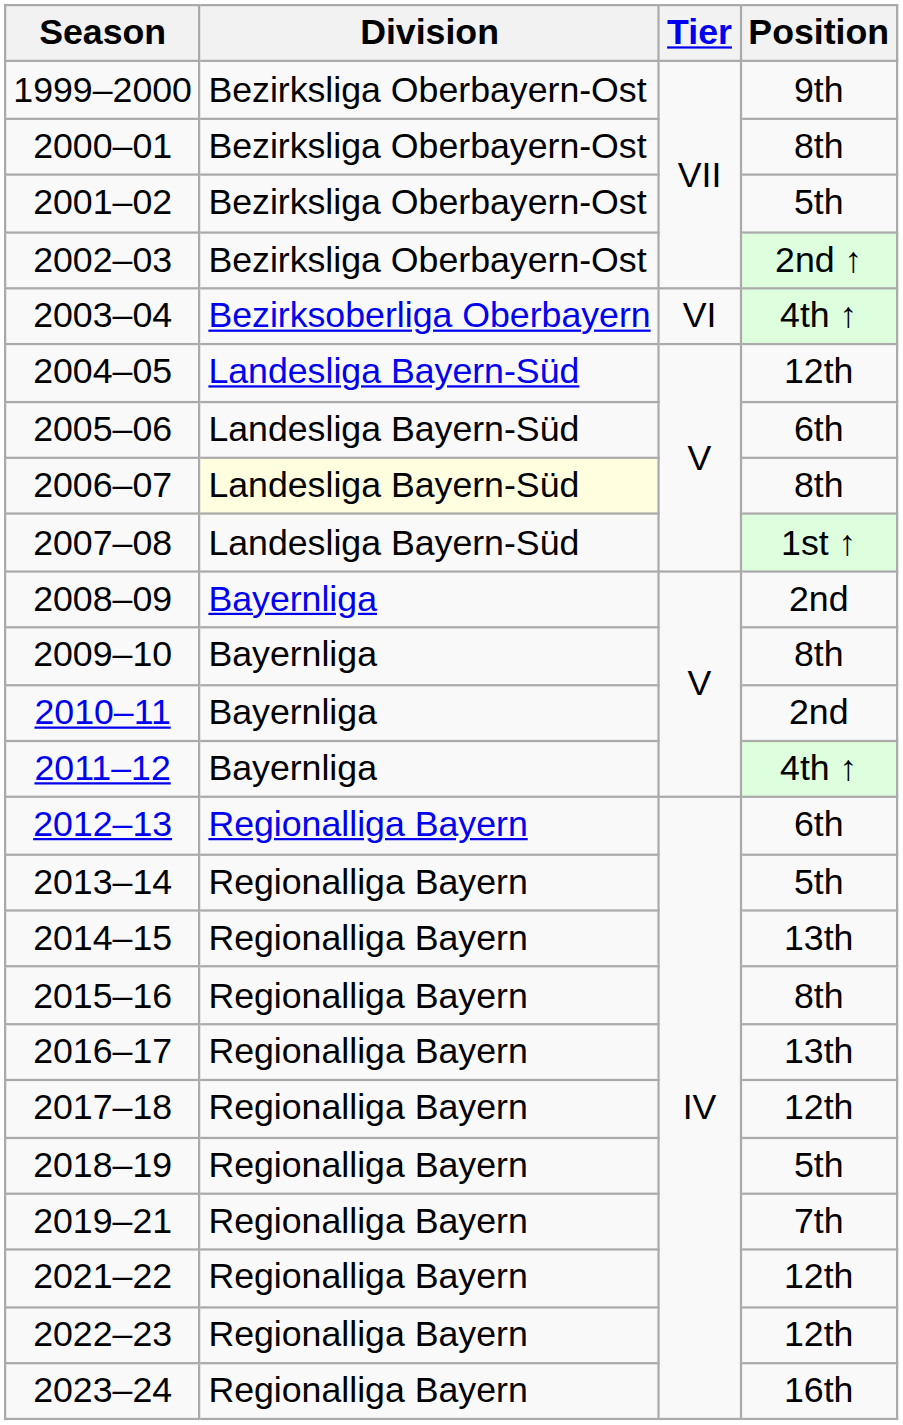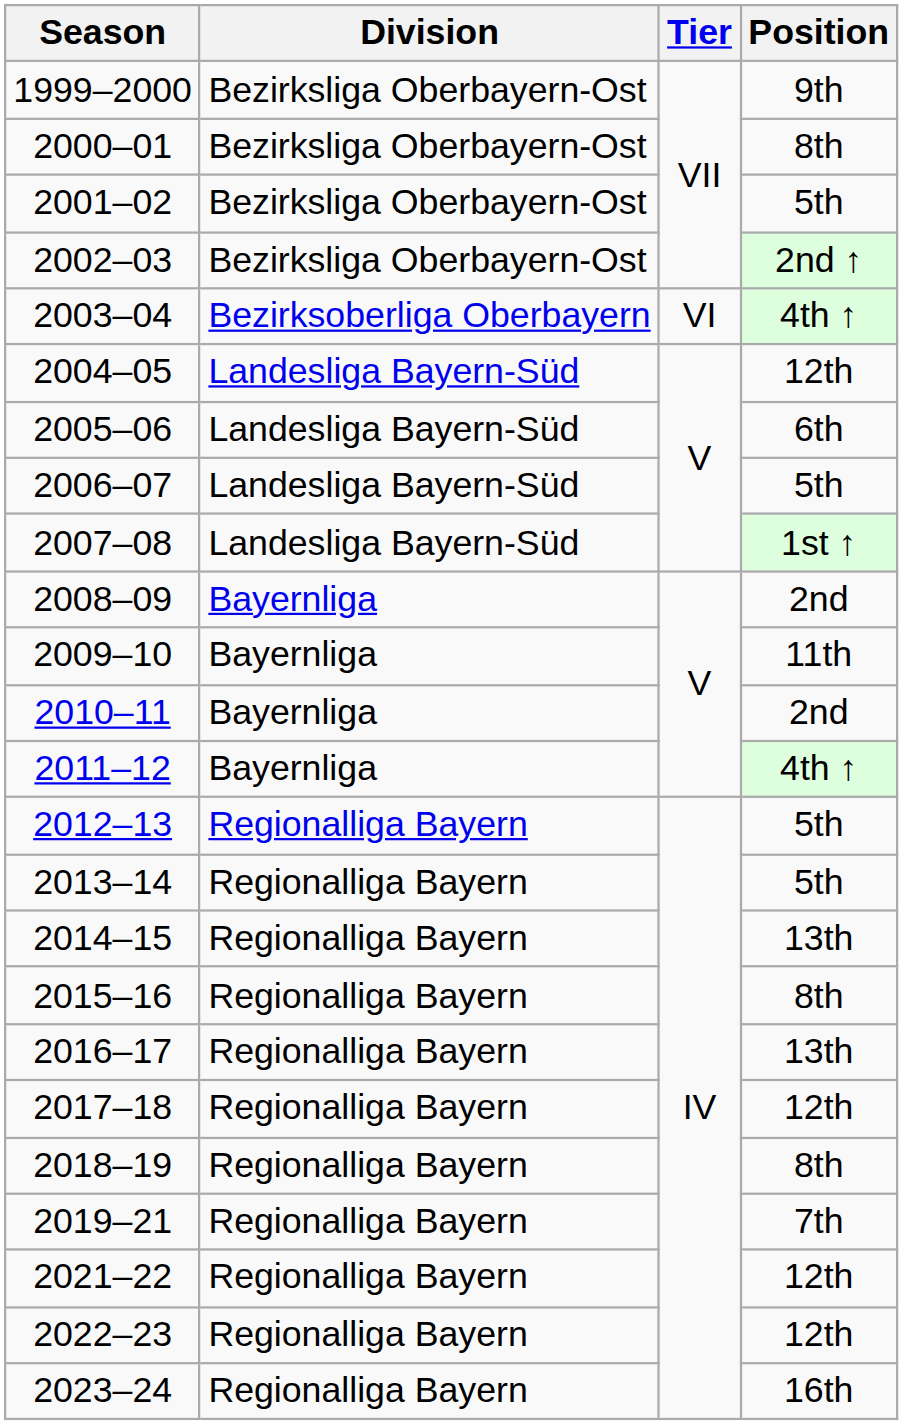(394, 485) lightyellow background -> (394, 485) no background
(819, 485) 8th -> (819, 485) 5th
(819, 655) 8th -> (819, 655) 11th
(819, 825) 6th -> (819, 825) 5th
(819, 1164) 5th -> (819, 1164) 8th
